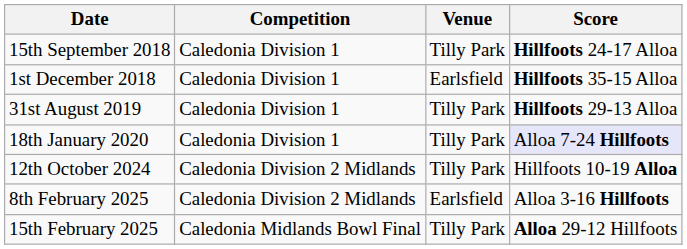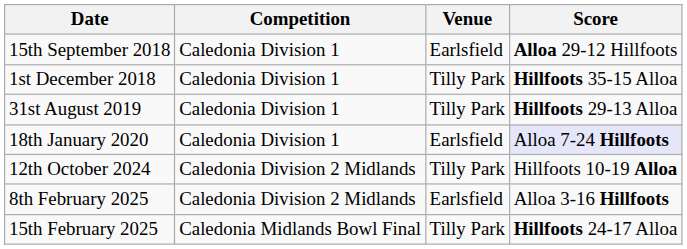(467, 49) Tilly Park -> (466, 49) Earlsfield
(596, 49) Hillfoots 24-17 Alloa -> (596, 49) Alloa 29-12 Hillfoots
(466, 79) Earlsfield -> (467, 79) Tilly Park
(467, 139) Tilly Park -> (466, 139) Earlsfield
(596, 229) Alloa 29-12 Hillfoots -> (596, 229) Hillfoots 24-17 Alloa
